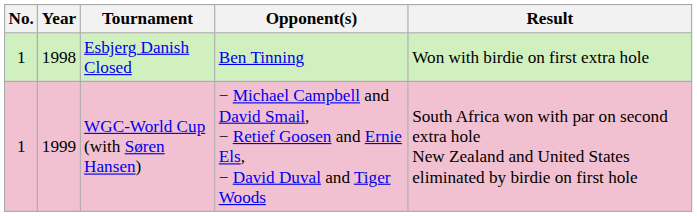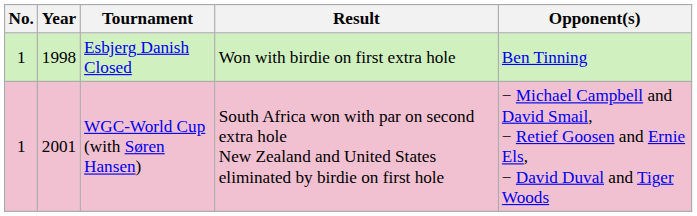columns swapped: (312, 18) <-> (550, 18)
(59, 146) 1999 -> (59, 146) 2001
